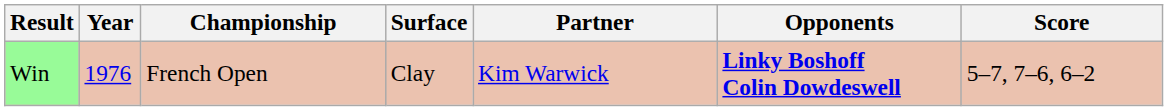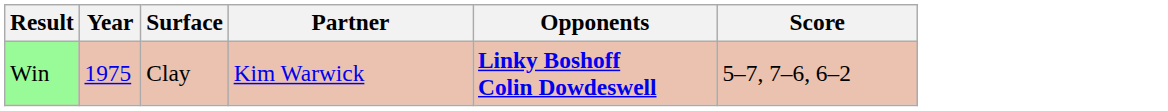- column: (263, 23)
(108, 73) 1976 -> (108, 73) 1975
